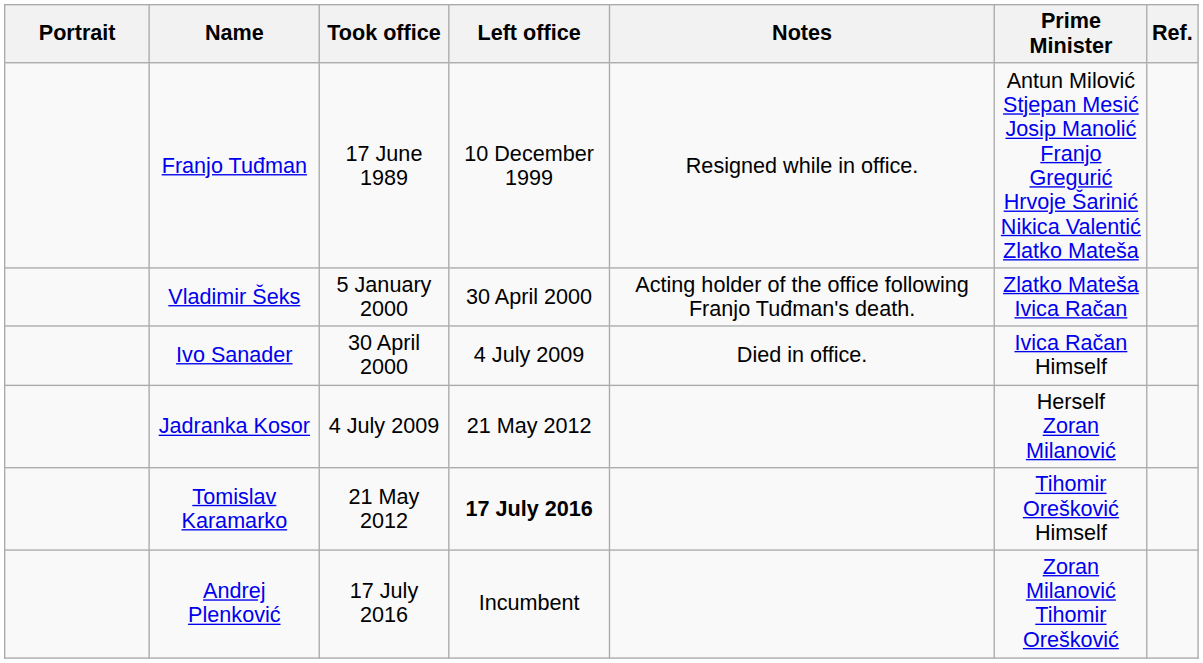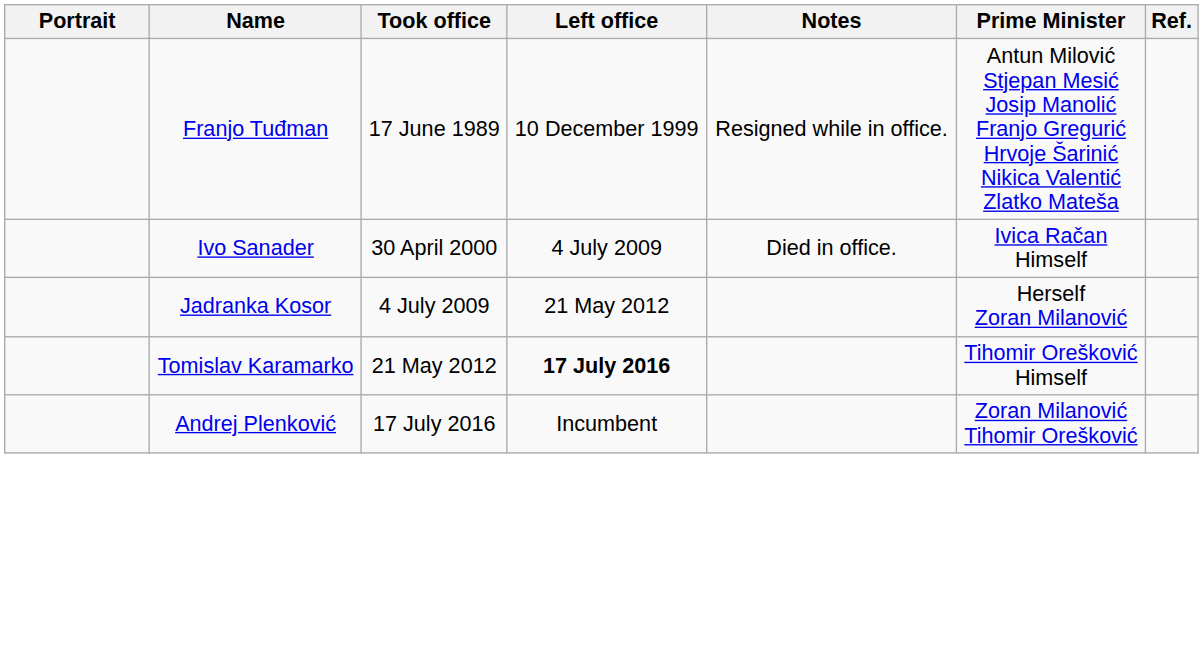- row: (234, 296)
